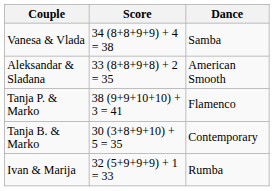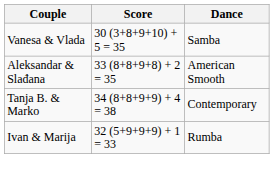(135, 39) 34 (8+8+9+9) + 4 = 38 -> (136, 39) 30 (3+8+9+10) + 5 = 35
- row: (32, 104)
(133, 137) 30 (3+8+9+10) + 5 = 35 -> (137, 104) 34 (8+8+9+9) + 4 = 38
